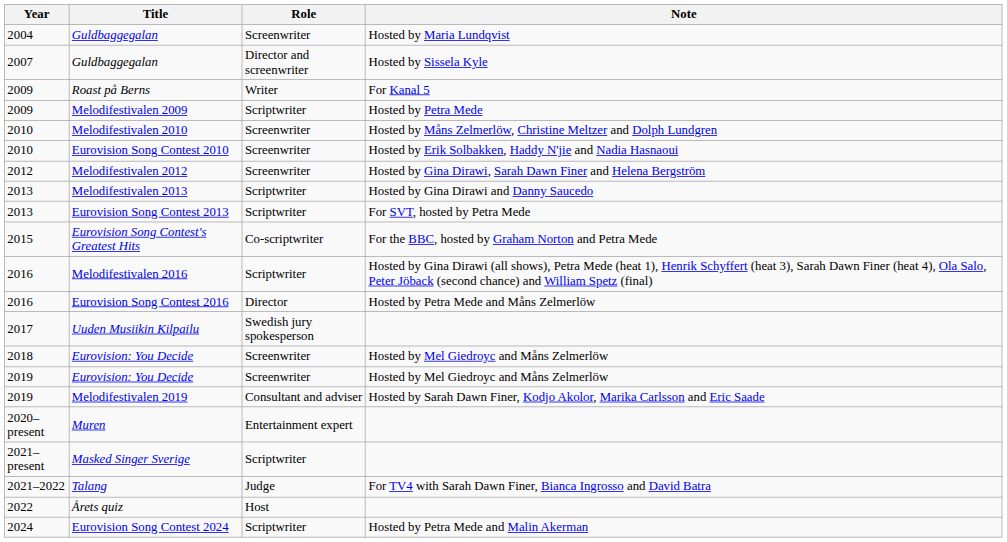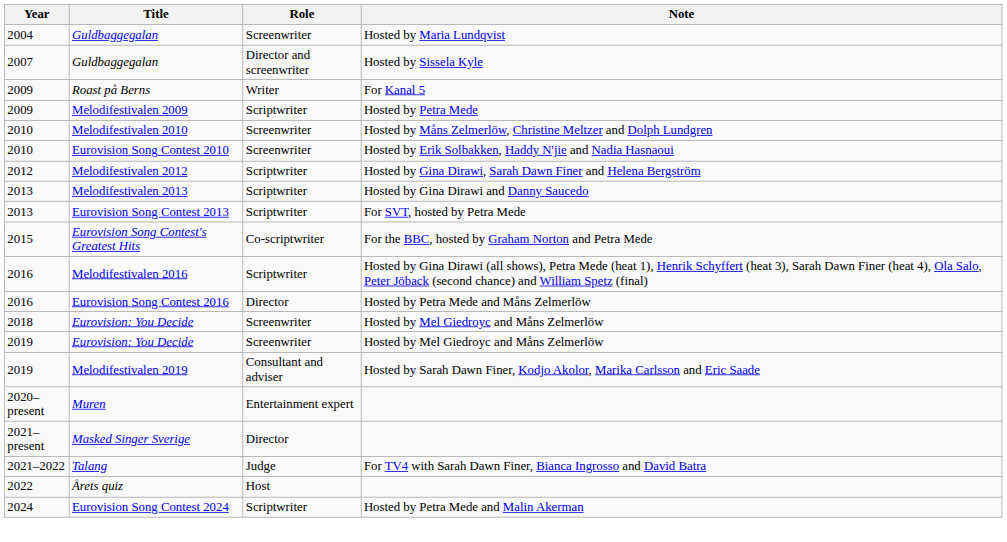(278, 171) Screenwriter -> (276, 171) Scriptwriter
- row: (20, 328)
(276, 459) Scriptwriter -> (267, 438) Director
